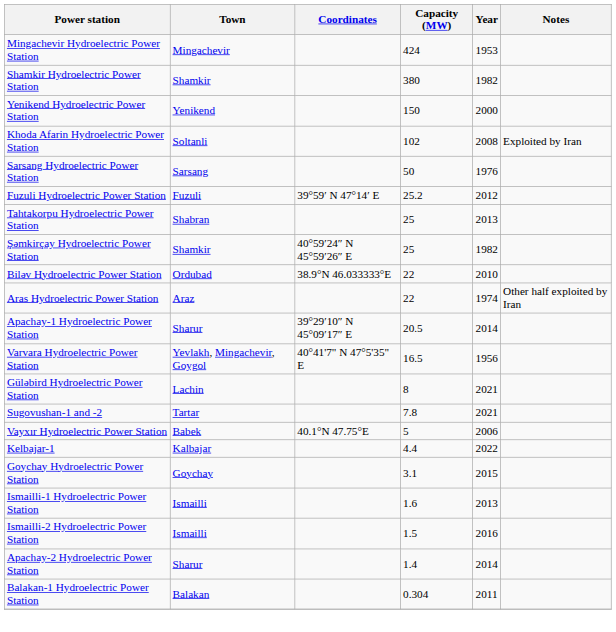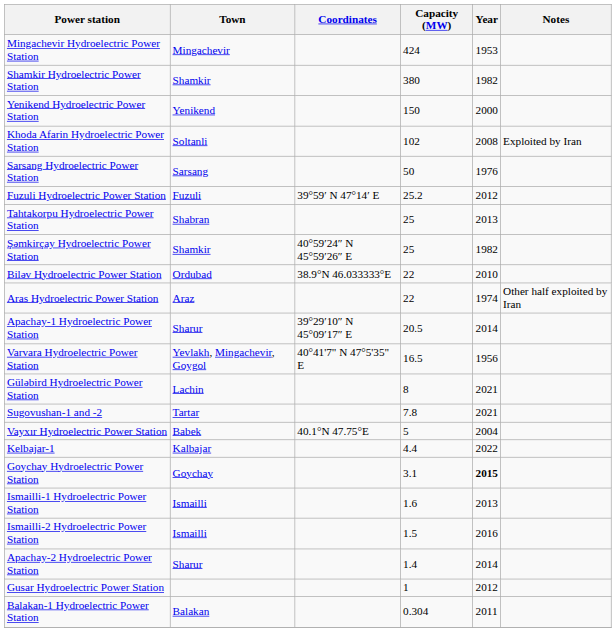(487, 431) 2006 -> (487, 431) 2004
(487, 472) normal -> (487, 472) bold
+ row: (85, 587)
